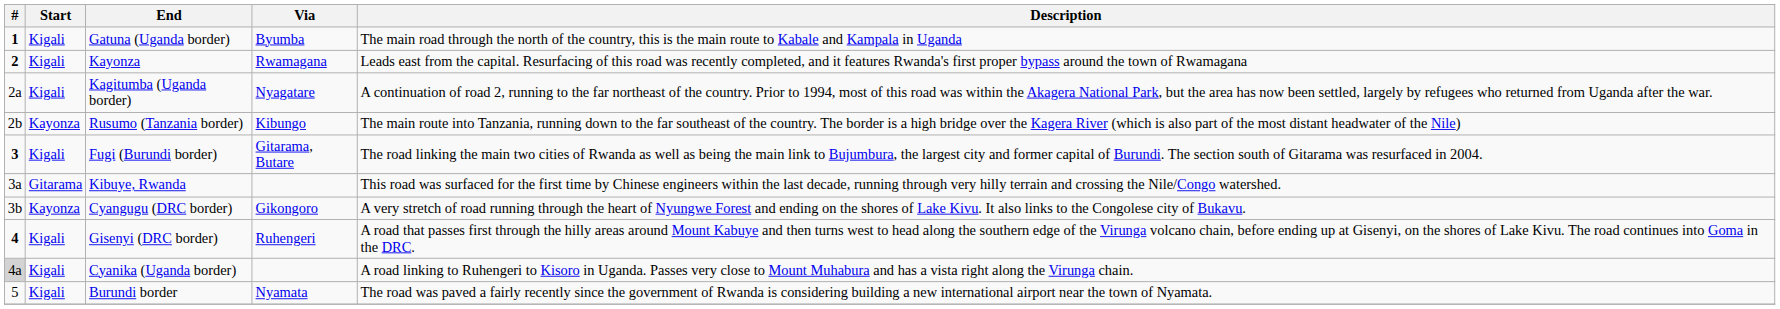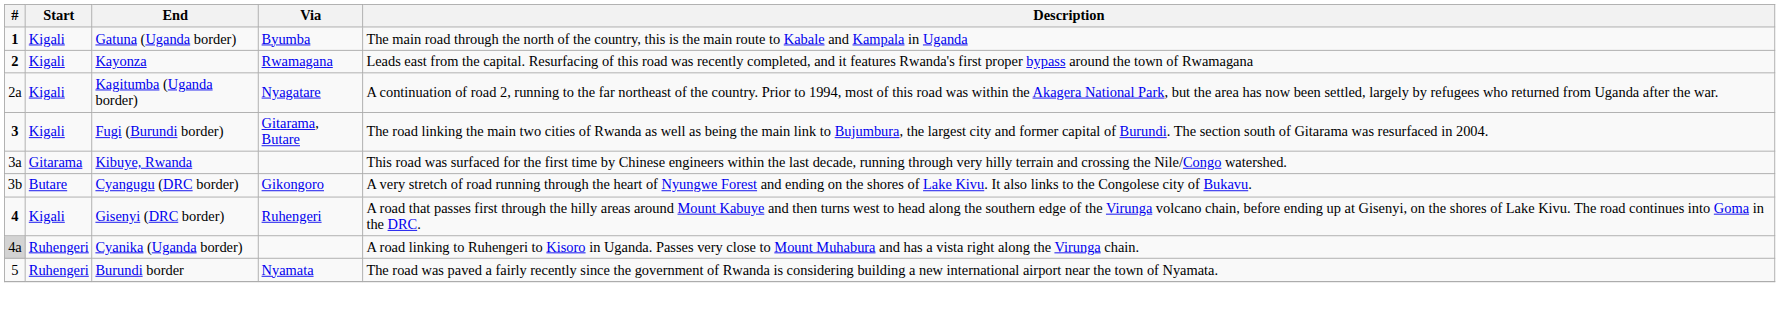- row: (166, 123)
(54, 208) Kayonza -> (48, 185) Butare
(47, 270) Kigali -> (59, 247) Ruhengeri
(47, 292) Kigali -> (59, 270) Ruhengeri
